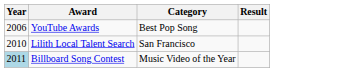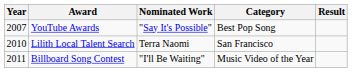+ column: (176, 12)
(17, 28) 2006 -> (17, 28) 2007
(16, 59) lightblue background -> (16, 59) no background
